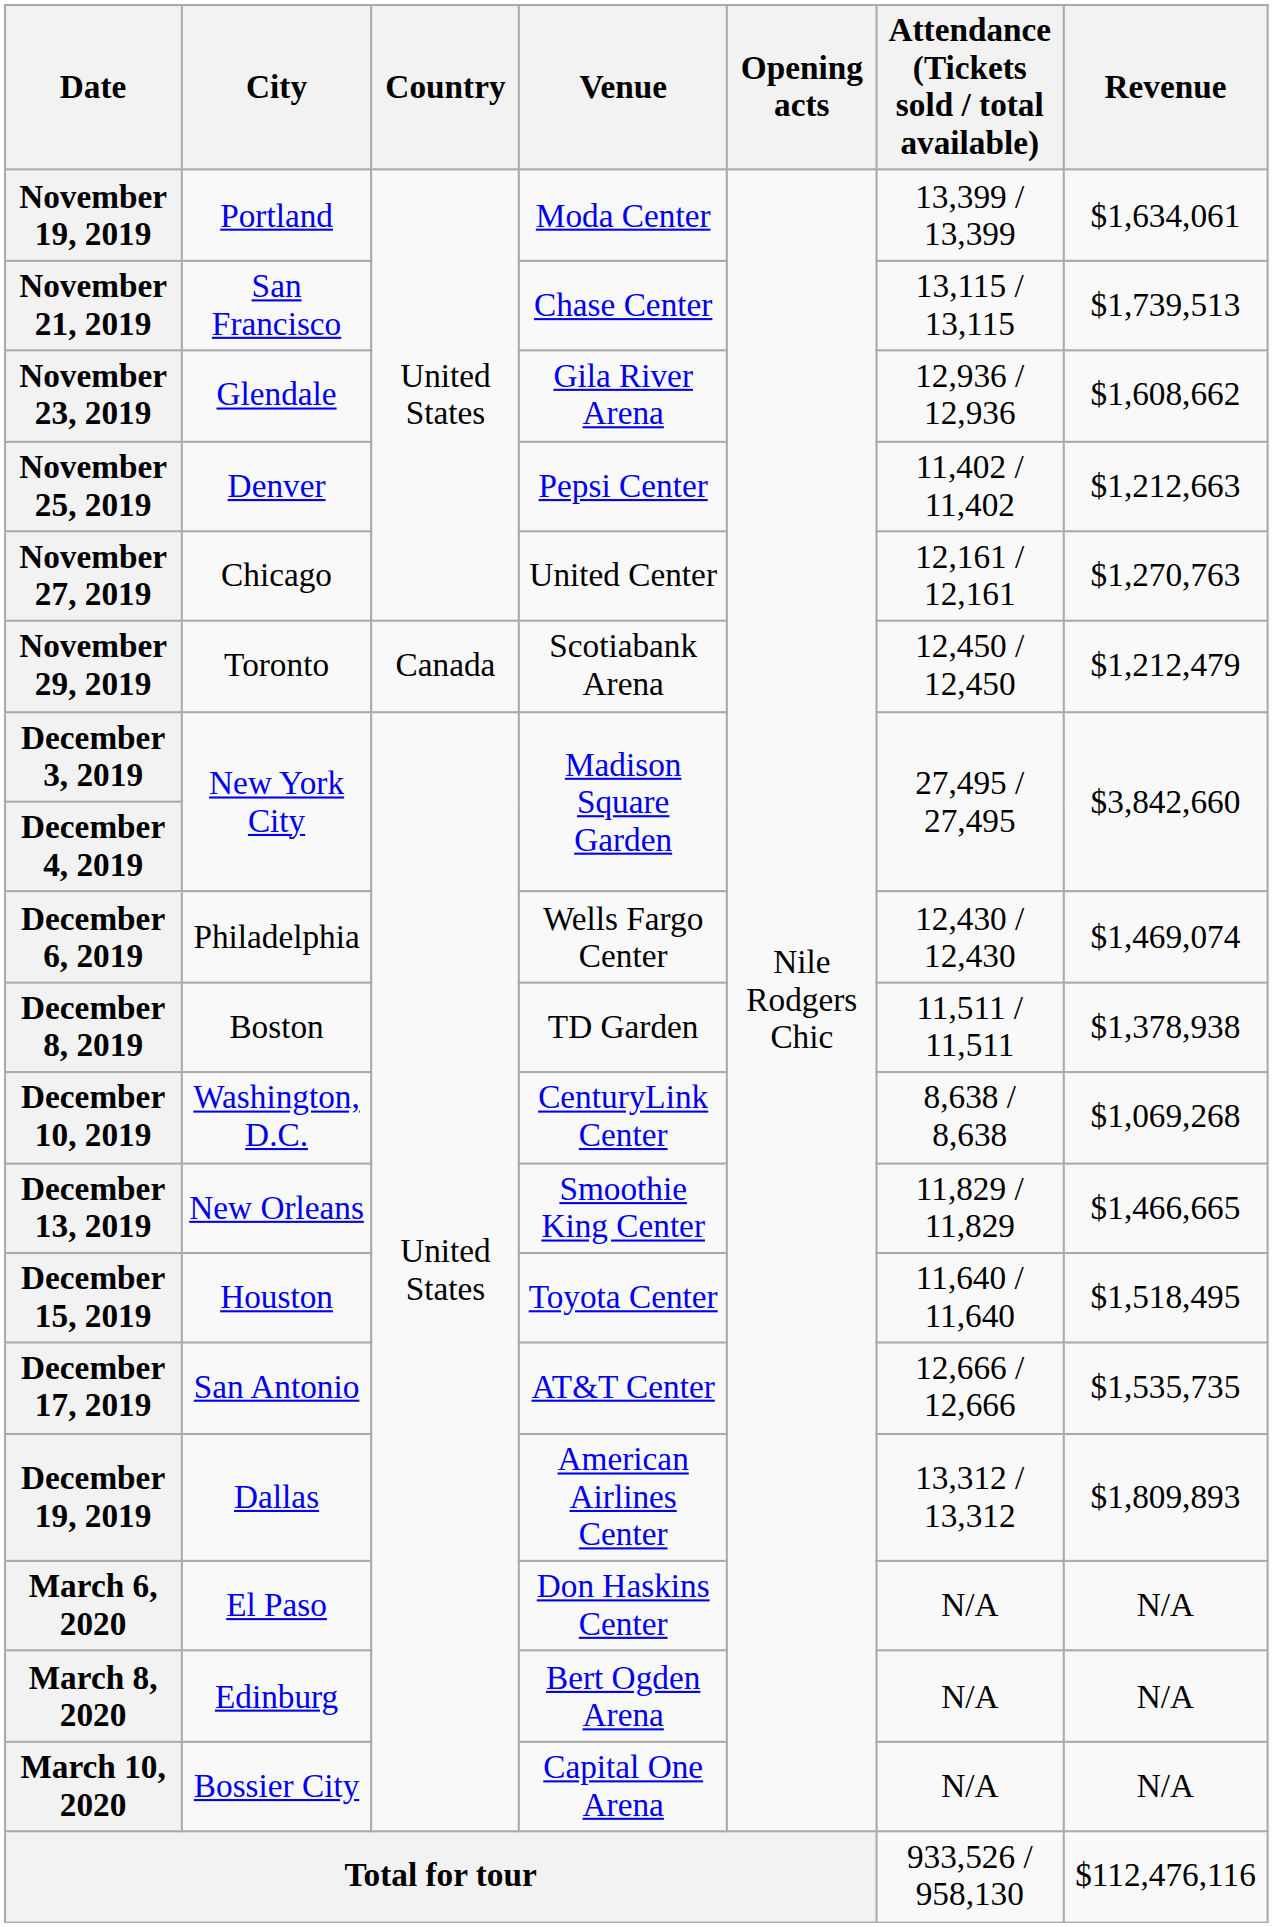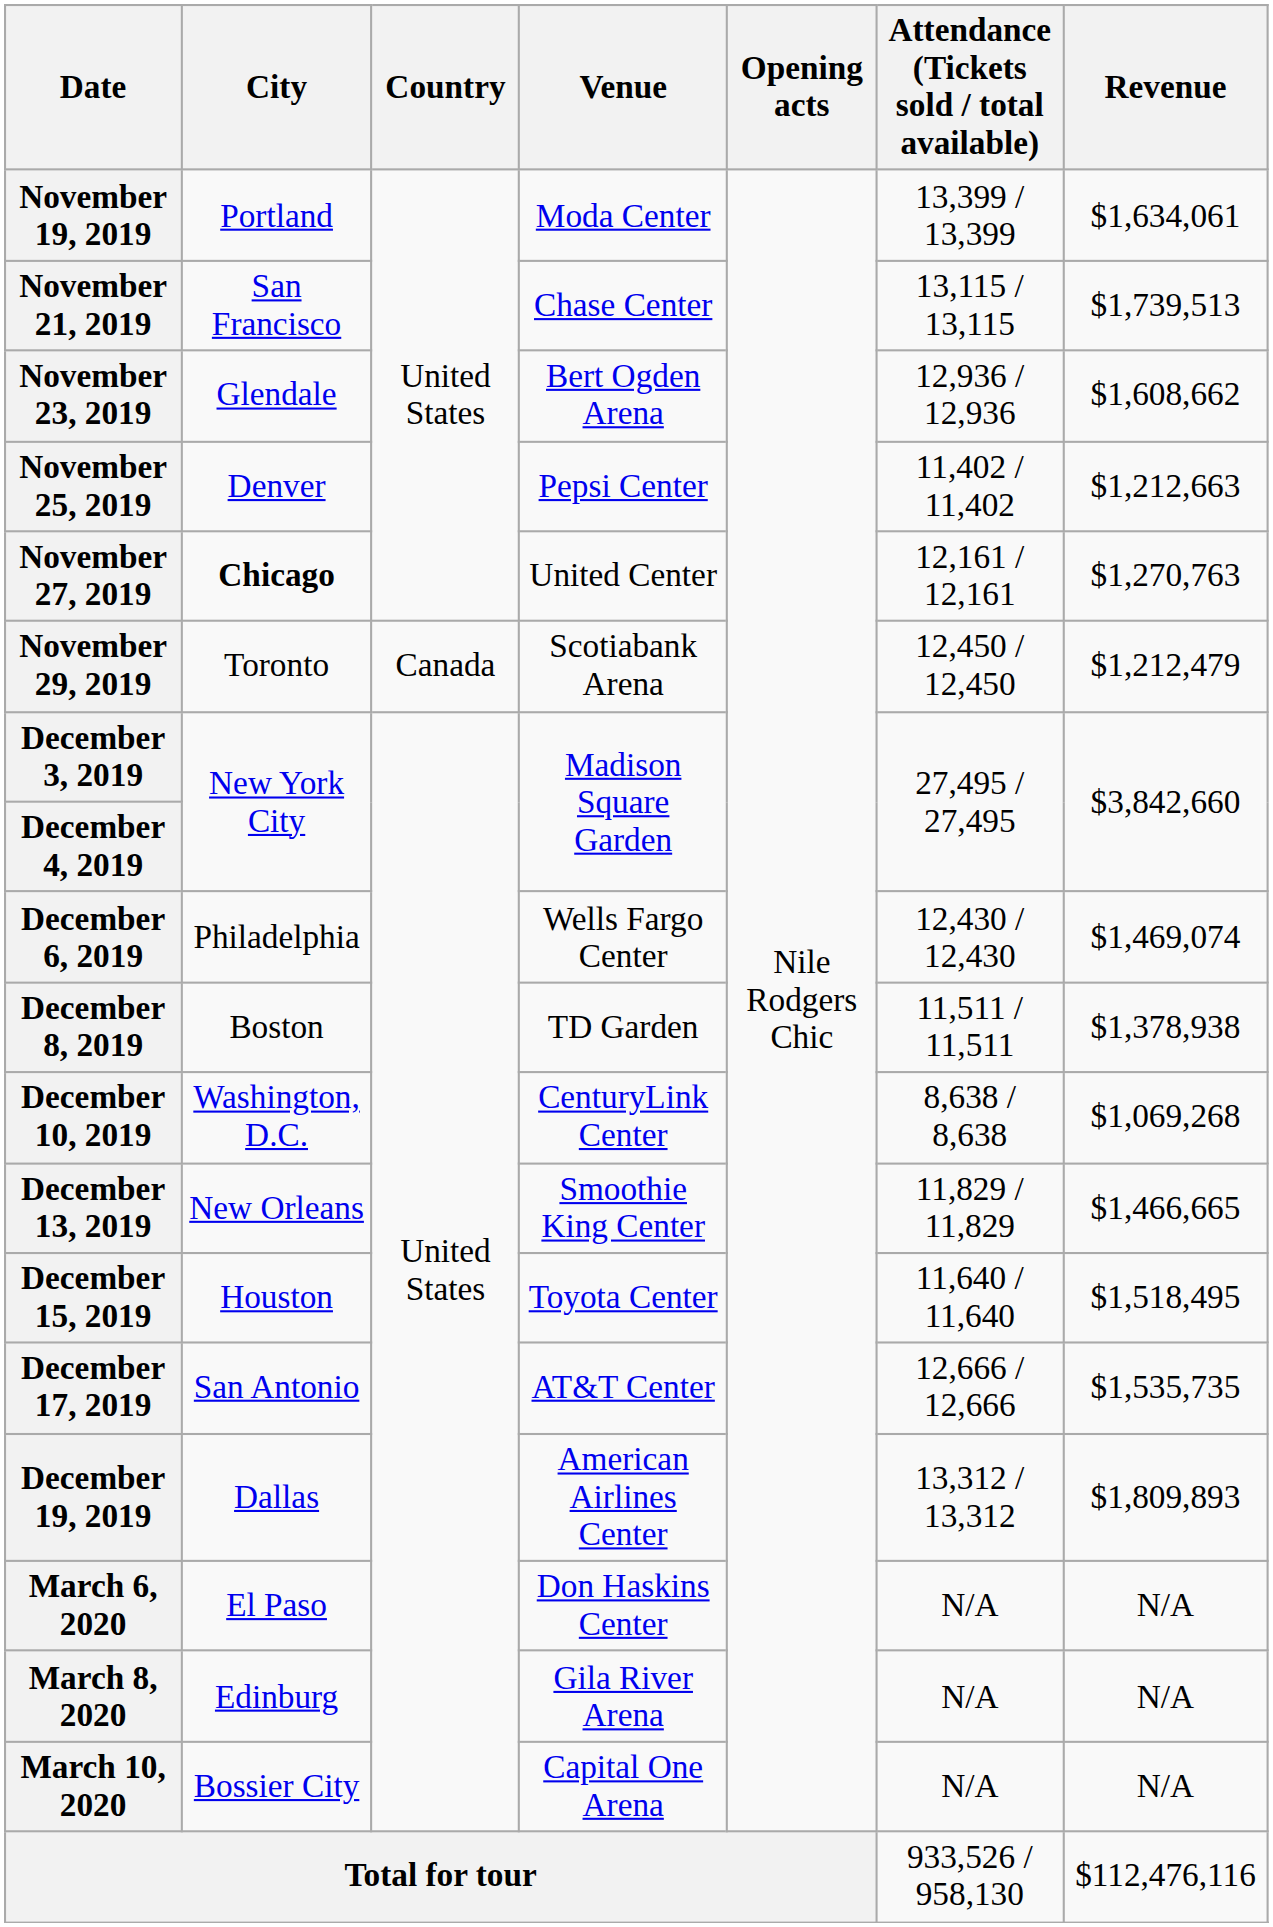(623, 395) Gila River Arena -> (623, 395) Bert Ogden Arena
(277, 575) normal -> (277, 575) bold
(623, 1695) Bert Ogden Arena -> (623, 1695) Gila River Arena
